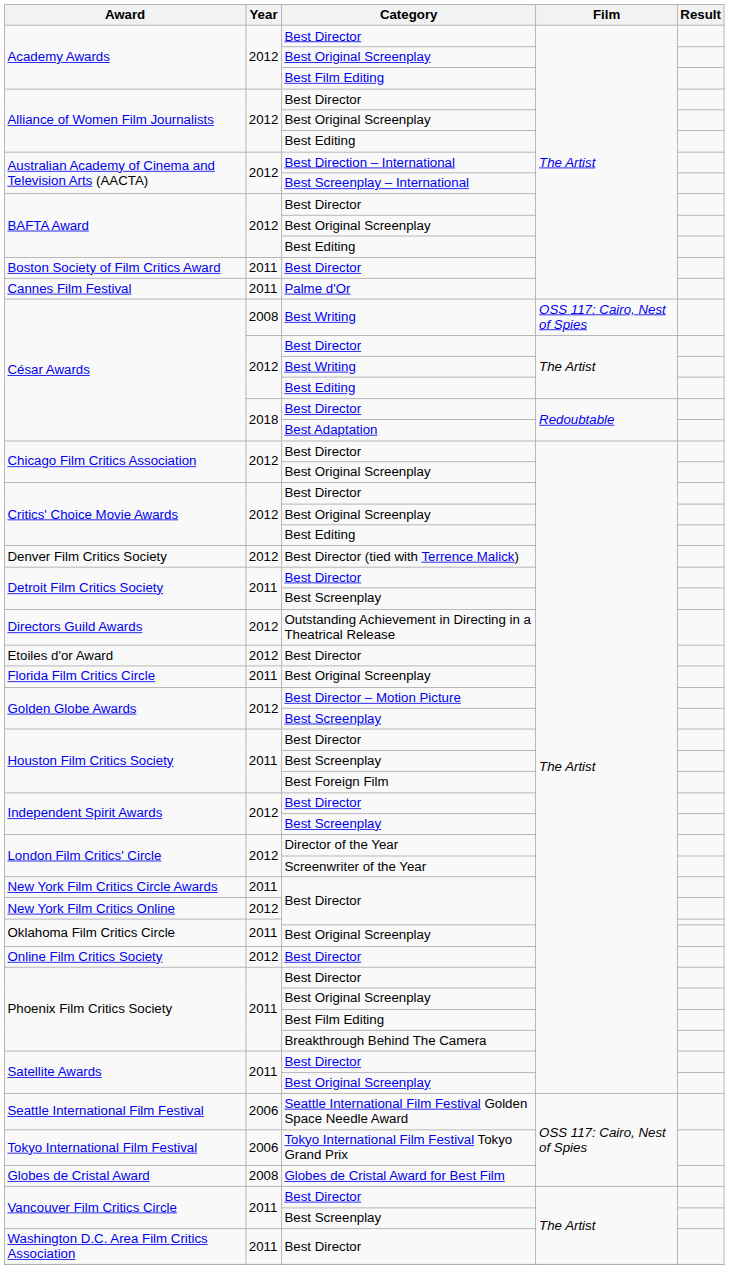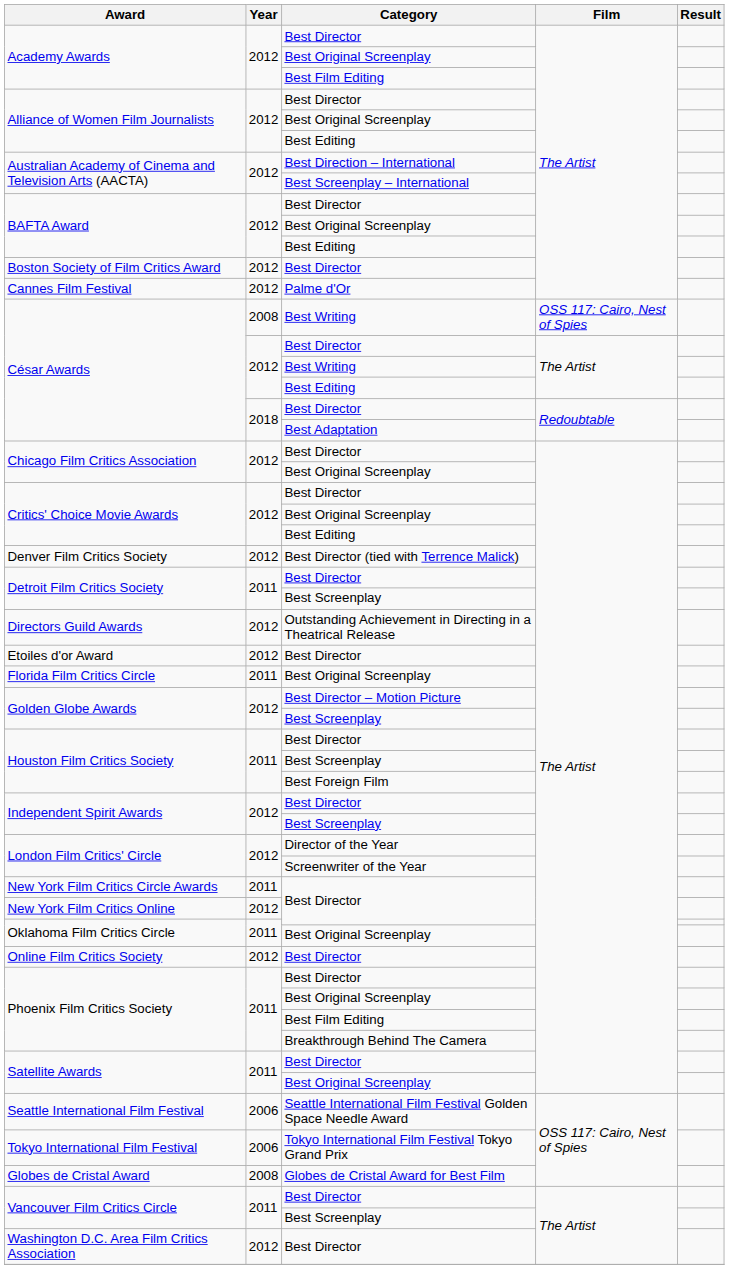(263, 267) 2011 -> (264, 267) 2012
(263, 288) 2011 -> (264, 288) 2012
(263, 1246) 2011 -> (264, 1246) 2012
